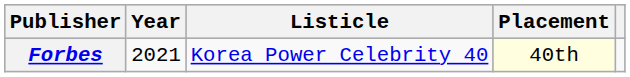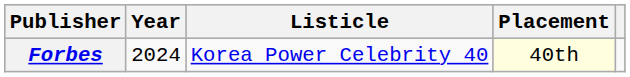(156, 55) 2021 -> (156, 55) 2024
